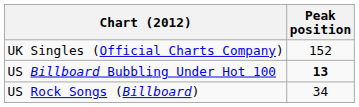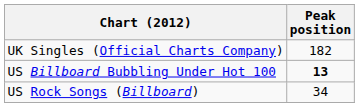(320, 50) 152 -> (320, 50) 182
